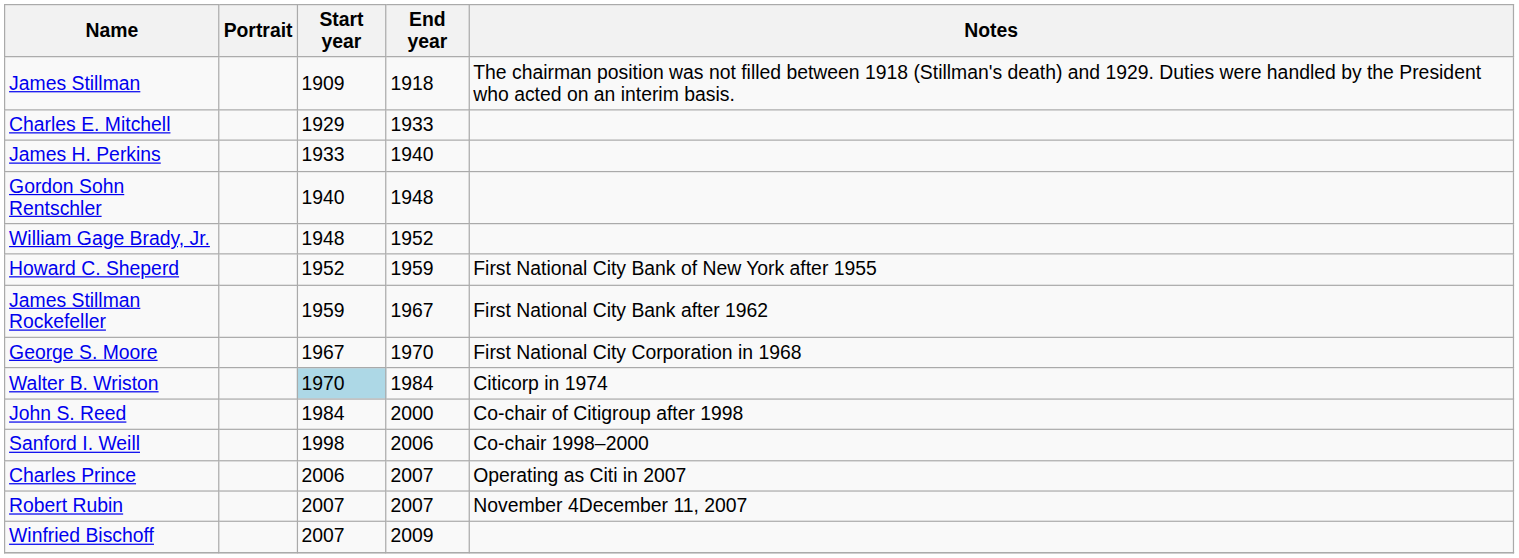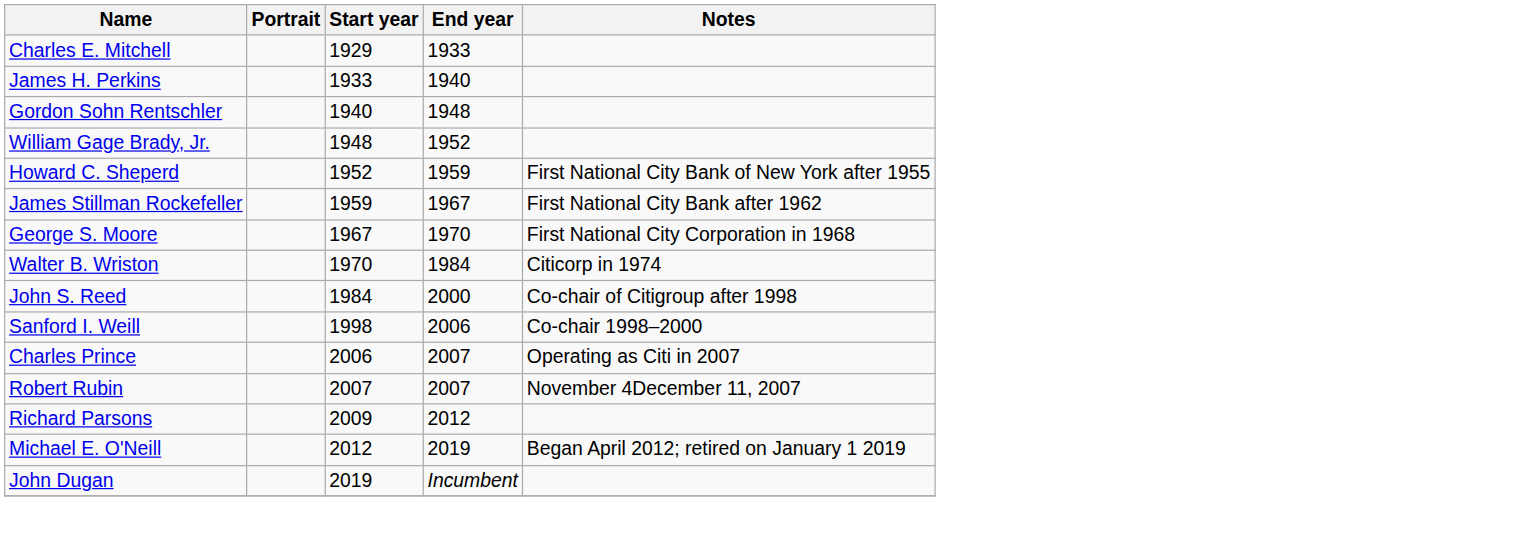- row: (75, 83)
(323, 383) lightblue background -> (351, 265) no background
- row: (82, 536)
+ row: (81, 419)
+ row: (85, 449)
+ row: (61, 480)
